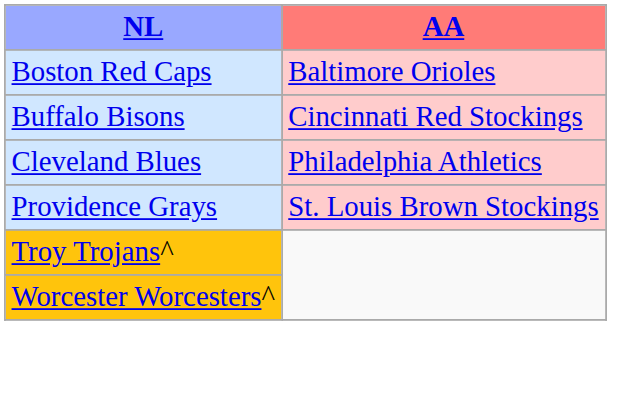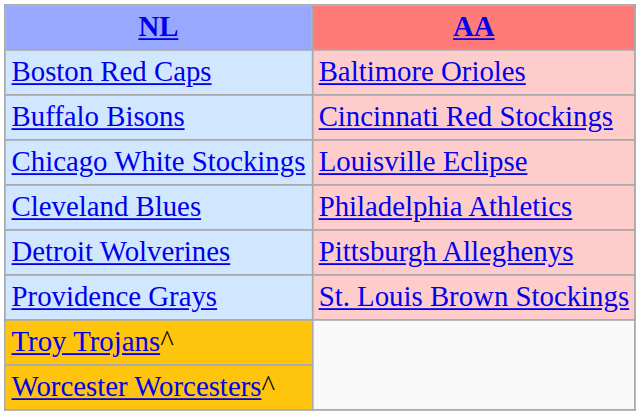+ row: (158, 162)
+ row: (121, 252)
